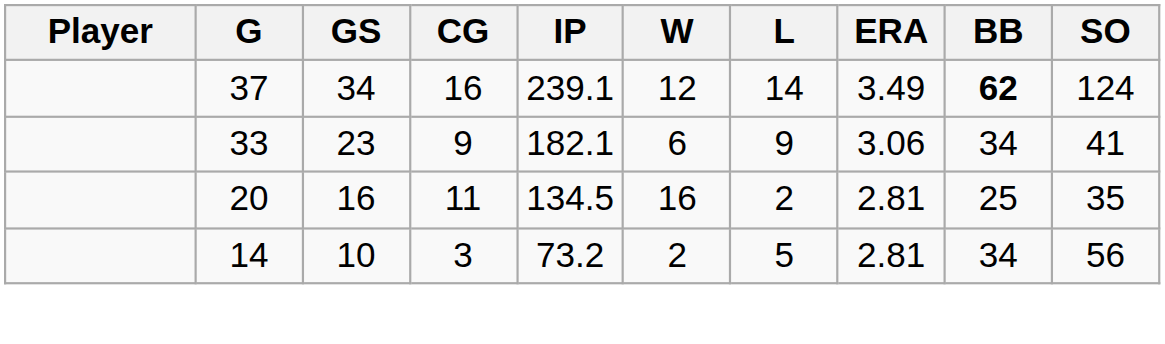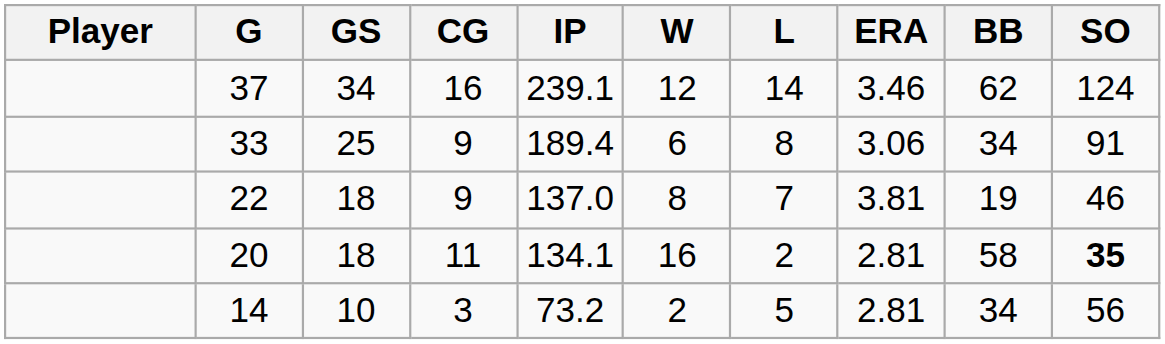(891, 87) 3.49 -> (891, 87) 3.46
(998, 87) bold -> (998, 87) normal
(356, 143) 23 -> (356, 143) 25
(570, 143) 182.1 -> (570, 143) 189.4
(784, 143) 9 -> (784, 143) 8
(1105, 143) 41 -> (1105, 143) 91
+ row: (249, 198)
(356, 198) 16 -> (356, 254) 18
(570, 198) 134.5 -> (570, 254) 134.1
(998, 198) 25 -> (998, 254) 58
(1105, 198) normal -> (1105, 254) bold
